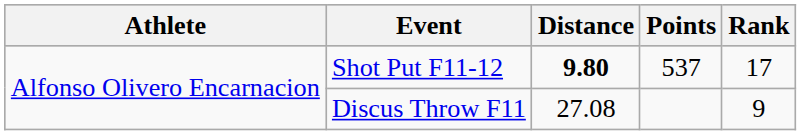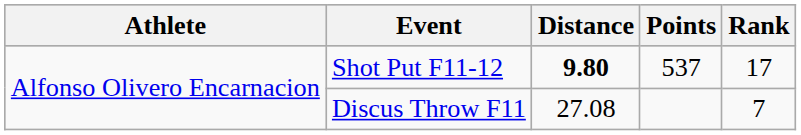(759, 108) 9 -> (759, 108) 7
